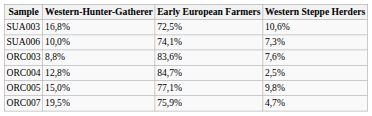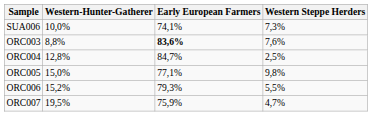- row: (23, 27)
(170, 57) normal -> (170, 42) bold
+ row: (24, 88)
